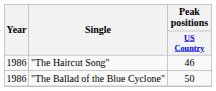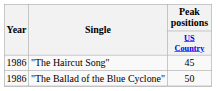(189, 63) 46 -> (189, 63) 45
